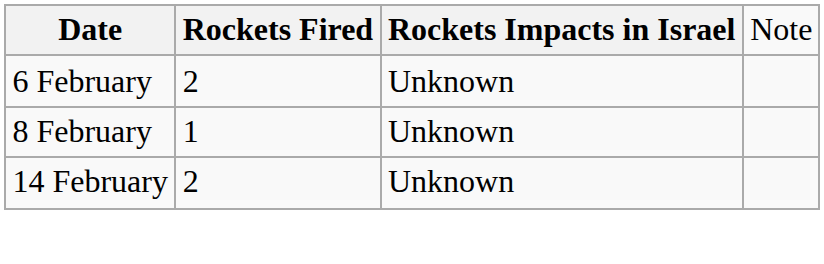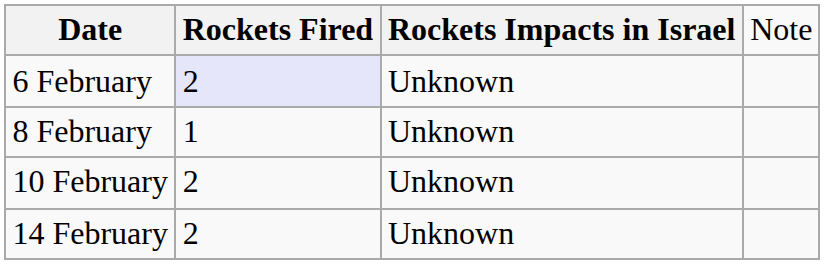(191, 80) no background -> (191, 80) lavender background
+ row: (90, 182)
